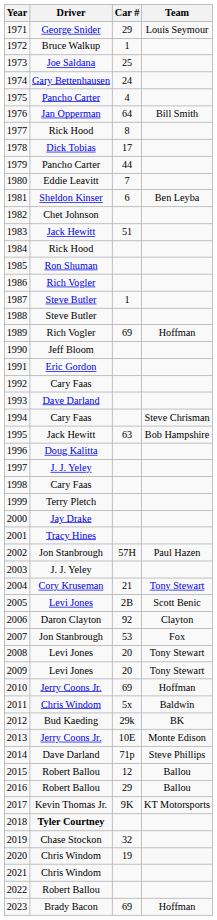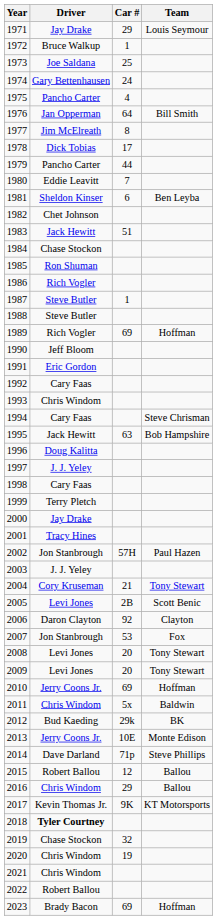(71, 30) George Snider -> (71, 30) Jay Drake
(71, 131) Rick Hood -> (71, 131) Jim McElreath
(71, 249) Rick Hood -> (71, 249) Chase Stockon
(71, 401) Dave Darland -> (71, 401) Chris Windom
(71, 788) Robert Ballou -> (71, 788) Chris Windom
